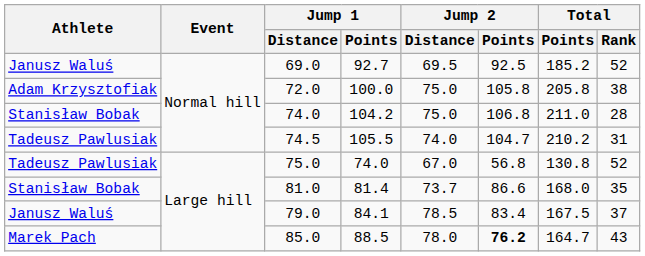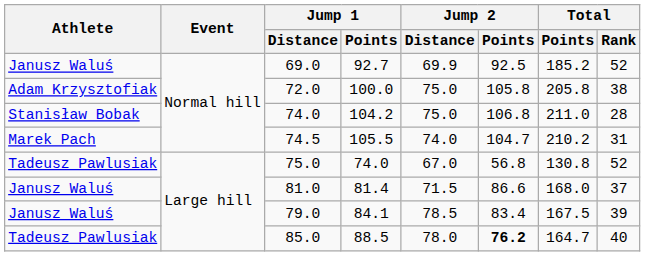(440, 66) 69.5 -> (440, 66) 69.9
(83, 139) Tadeusz Pawlusiak -> (52, 139) Marek Pach
(74, 189) Stanisław Bobak -> (61, 189) Janusz Waluś
(440, 189) 73.7 -> (440, 189) 71.5
(619, 189) 35 -> (619, 189) 37
(619, 213) 37 -> (619, 213) 39
(52, 238) Marek Pach -> (83, 238) Tadeusz Pawlusiak
(619, 238) 43 -> (619, 238) 40
